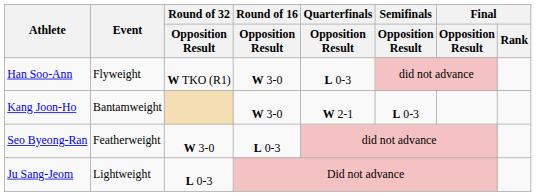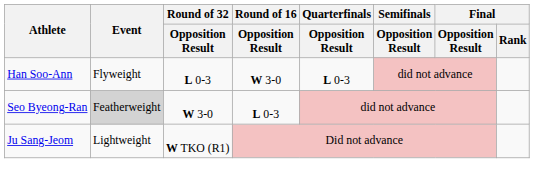(199, 81) W TKO (R1) -> (198, 81) L 0-3
- row: (42, 107)
(127, 141) no background -> (127, 107) lightgrey background
(199, 181) L 0-3 -> (198, 148) W TKO (R1)
